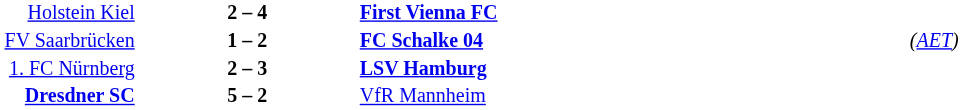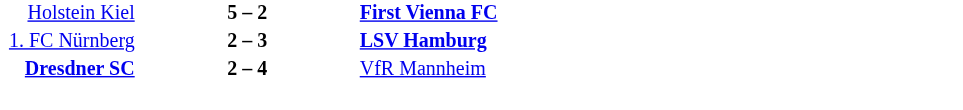(247, 12) 2 – 4 -> (247, 12) 5 – 2
- row: (70, 40)
(247, 95) 5 – 2 -> (247, 68) 2 – 4
